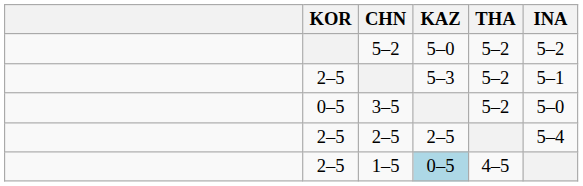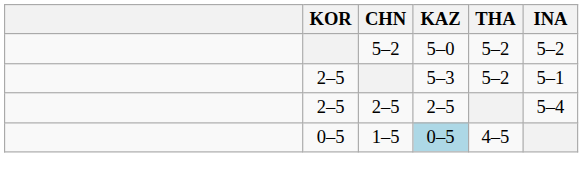- row: (386, 107)
(331, 166) 2–5 -> (331, 136) 0–5
